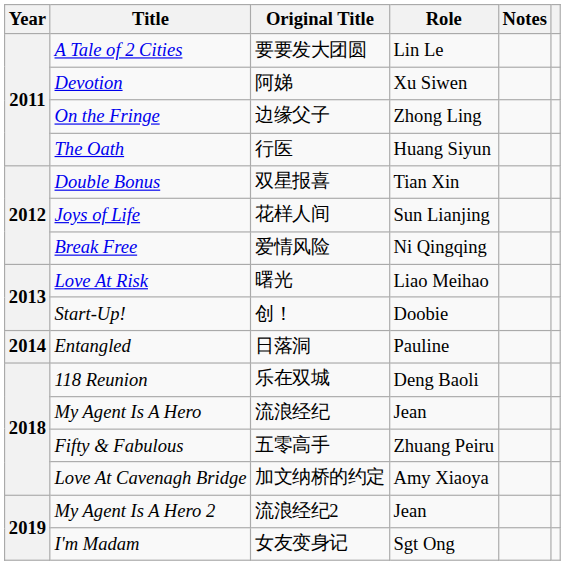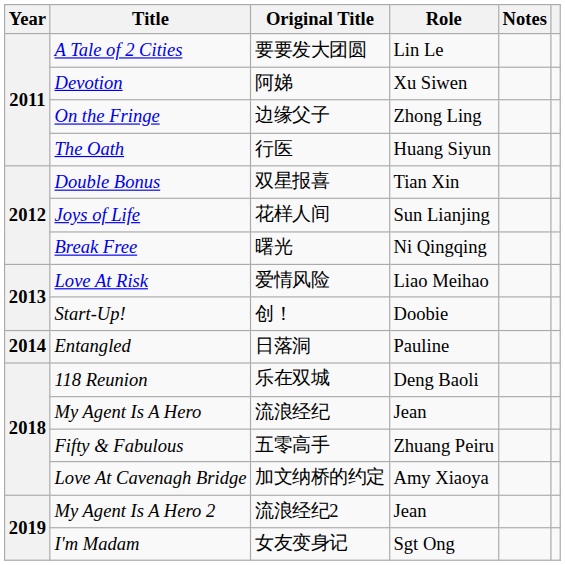(292, 247) 爱情风险 -> (274, 247) 曙光
(274, 280) 曙光 -> (292, 280) 爱情风险
